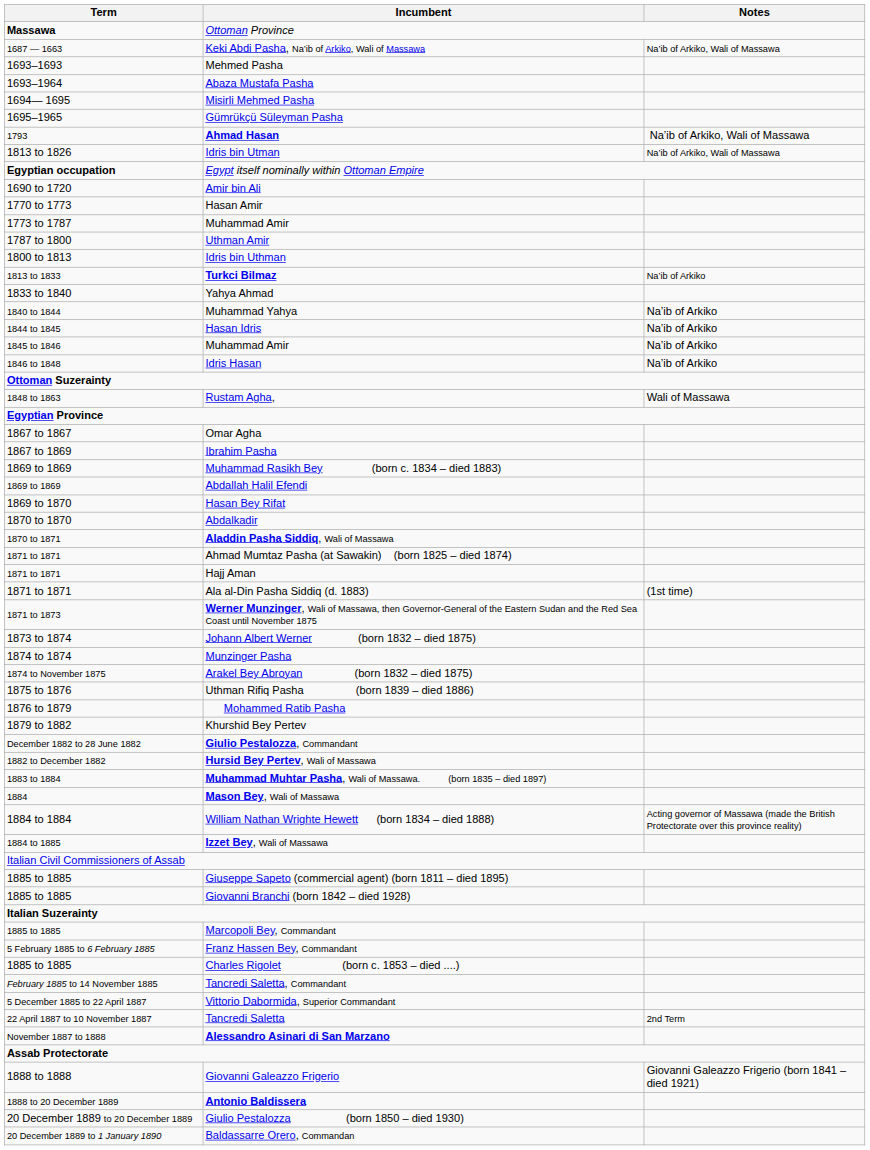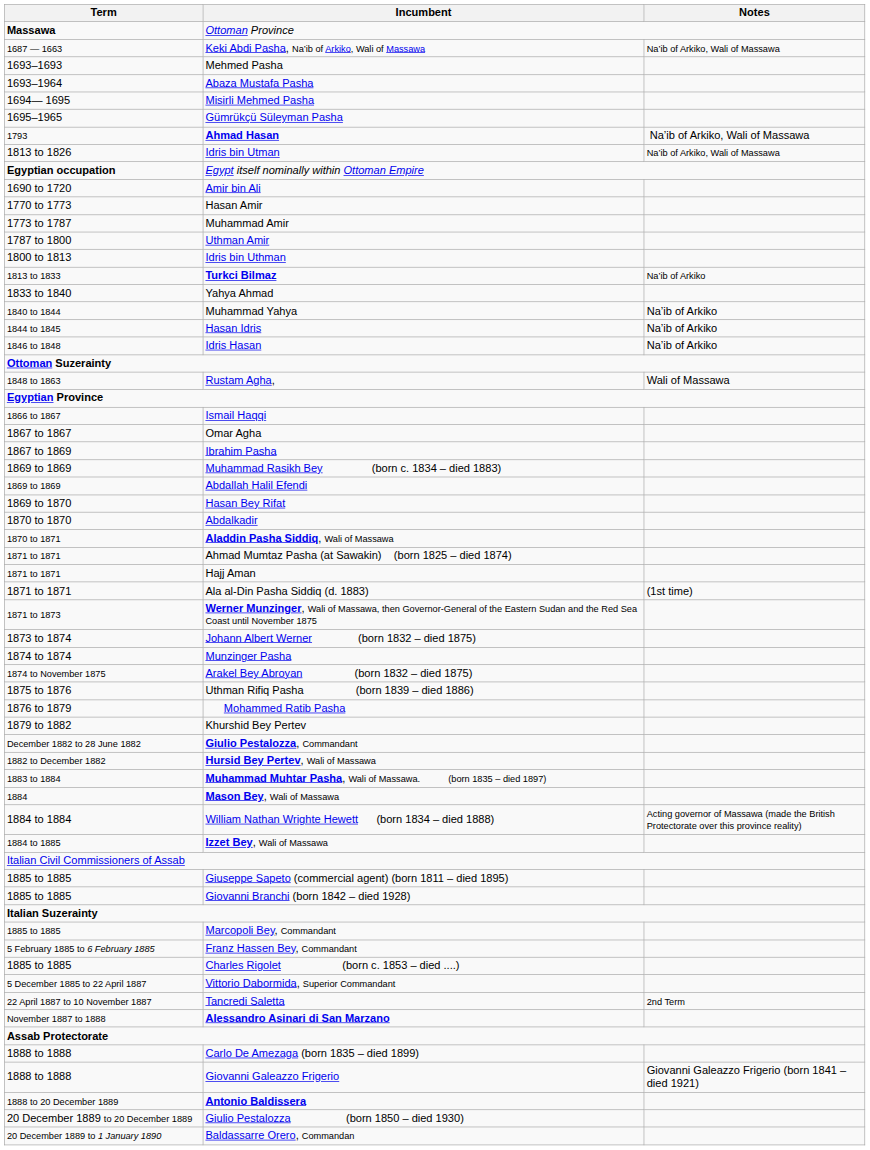- row: (34, 346)
+ row: (34, 416)
- row: (82, 984)
+ row: (39, 1053)
